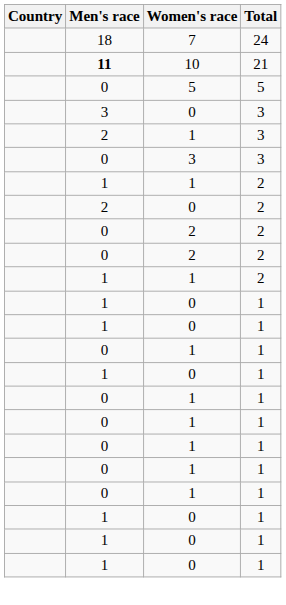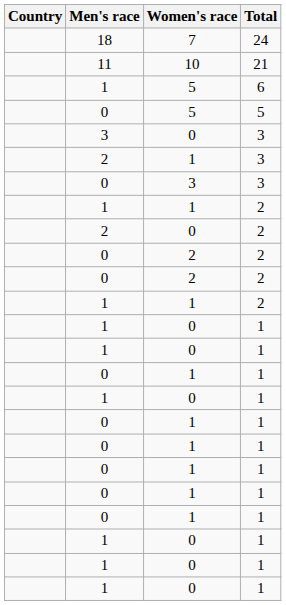(104, 64) bold -> (104, 64) normal
+ row: (192, 87)
